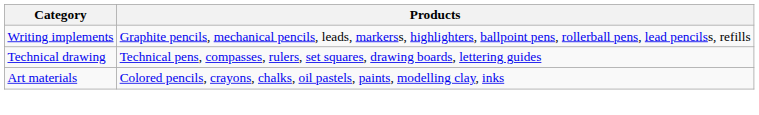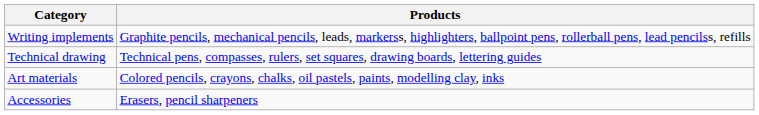+ row: (39, 99)
